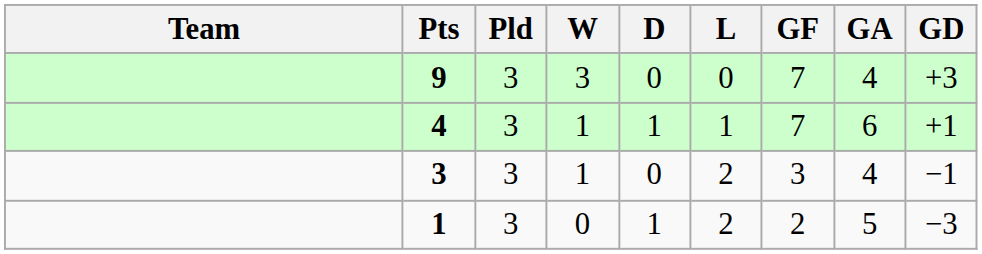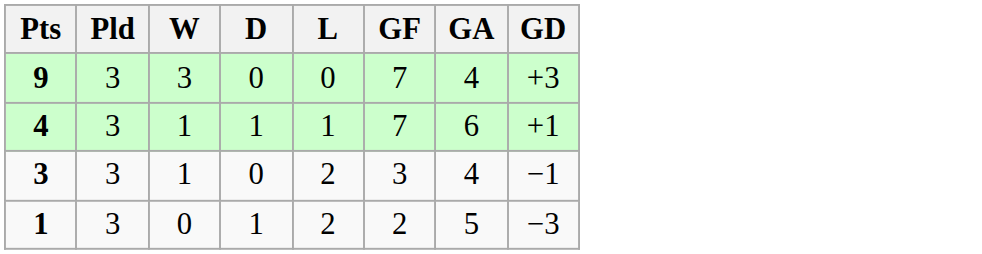- column: (204, 28)
